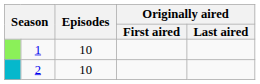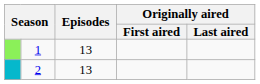(86, 49) 10 -> (86, 49) 13
(86, 69) 10 -> (86, 69) 13
